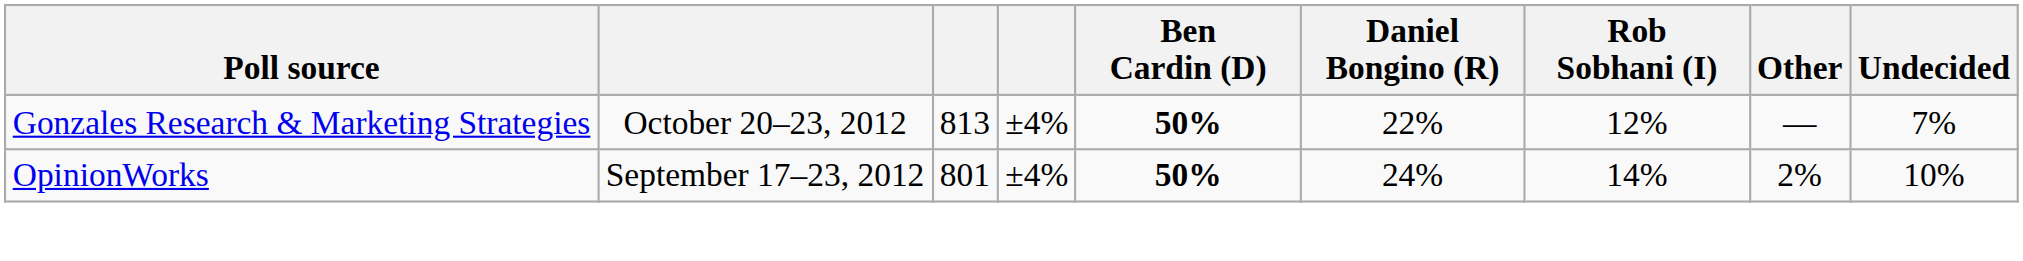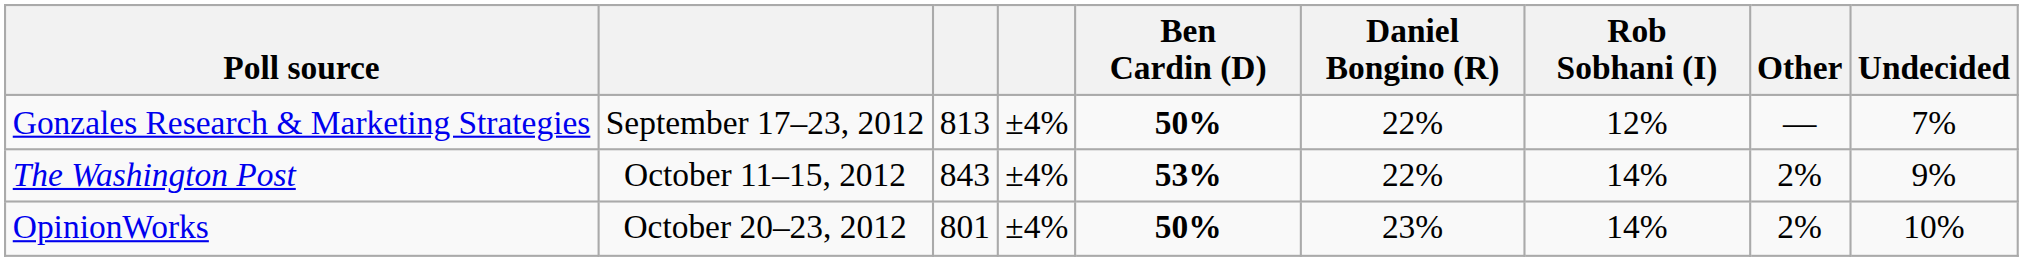(765, 121) October 20–23, 2012 -> (765, 121) September 17–23, 2012
+ row: (154, 174)
(765, 174) September 17–23, 2012 -> (765, 227) October 20–23, 2012
(1413, 174) 24% -> (1413, 227) 23%
